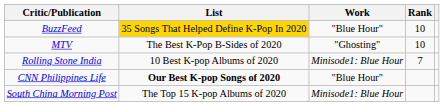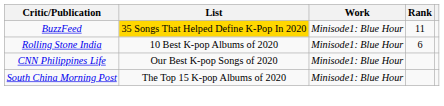(357, 28) "Blue Hour" -> (357, 28) Minisode1: Blue Hour
(420, 28) 10 -> (420, 28) 11
- row: (62, 45)
(420, 61) 7 -> (420, 45) 6
(214, 77) bold -> (214, 61) normal
(357, 77) "Blue Hour" -> (357, 61) Minisode1: Blue Hour
